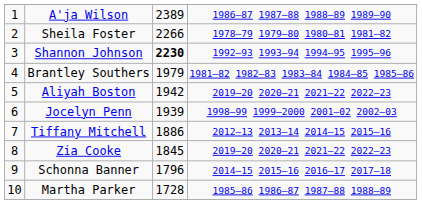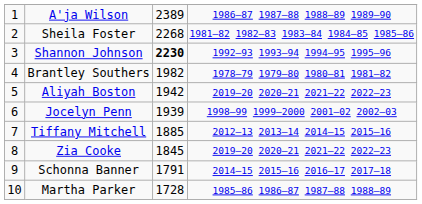(170, 34) 2266 -> (170, 34) 2268
(302, 34) 1978–79 1979–80 1980–81 1981–82 -> (302, 34) 1981–82 1982–83 1983–84 1984–85 1985–86
(170, 73) 1979 -> (170, 73) 1982
(302, 73) 1981–82 1982–83 1983–84 1984–85 1985–86 -> (302, 73) 1978–79 1979–80 1980–81 1981–82
(170, 131) 1886 -> (170, 131) 1885
(170, 170) 1796 -> (170, 170) 1791
